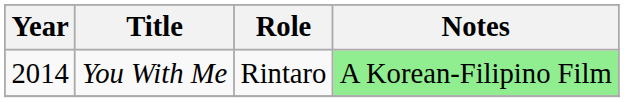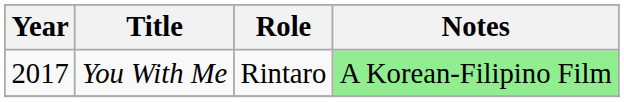(40, 72) 2014 -> (40, 72) 2017
